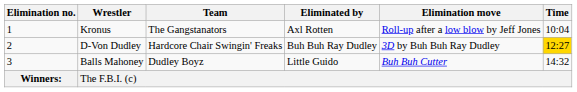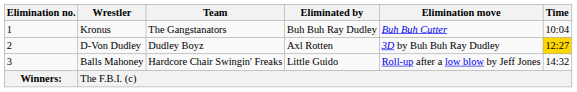(310, 29) Axl Rotten -> (332, 29) Buh Buh Ray Dudley
(461, 29) Roll-up after a low blow by Jeff Jones -> (414, 29) Buh Buh Cutter
(215, 45) Hardcore Chair Swingin' Freaks -> (176, 45) Dudley Boyz
(332, 45) Buh Buh Ray Dudley -> (310, 45) Axl Rotten
(176, 62) Dudley Boyz -> (215, 62) Hardcore Chair Swingin' Freaks
(414, 62) Buh Buh Cutter -> (461, 62) Roll-up after a low blow by Jeff Jones
